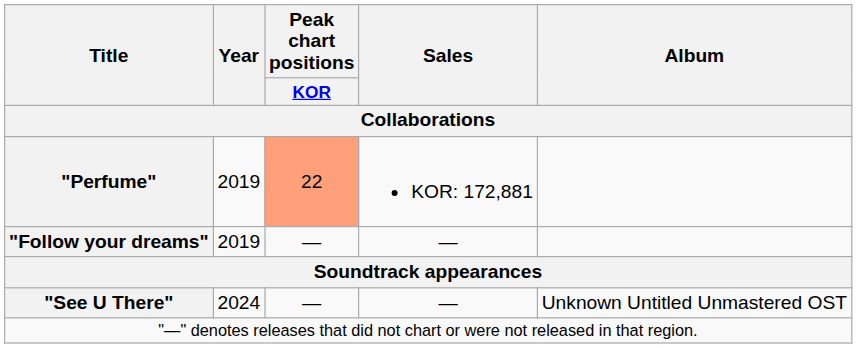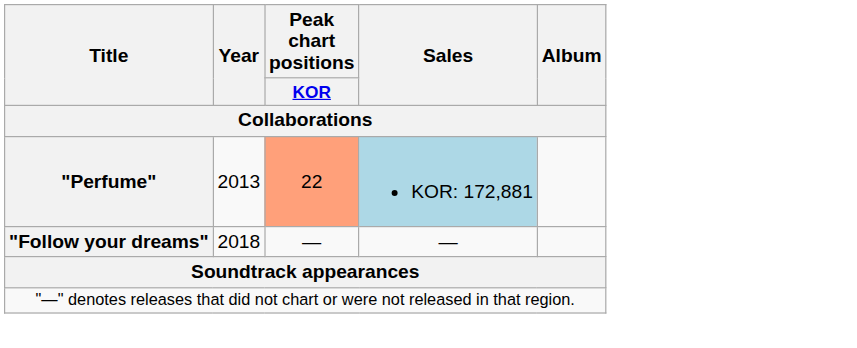(239, 181) 2019 -> (239, 181) 2013
(448, 192) no background -> (448, 192) lightblue background
(239, 241) 2019 -> (239, 241) 2018
- row: (109, 302)
